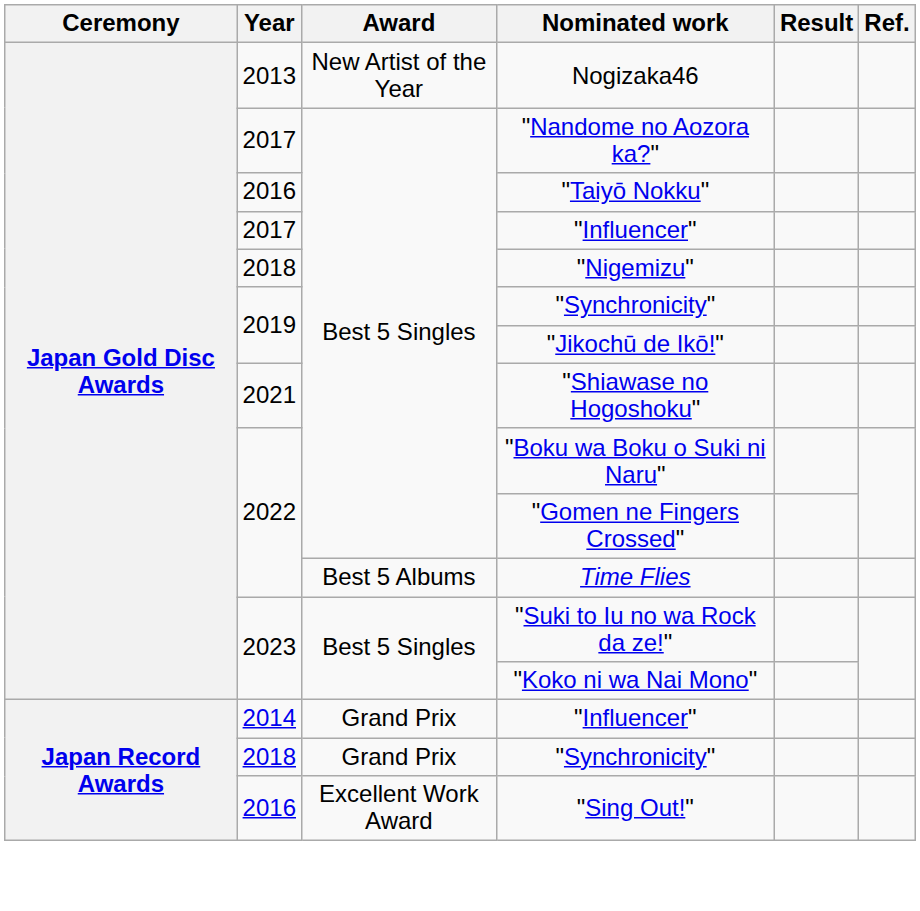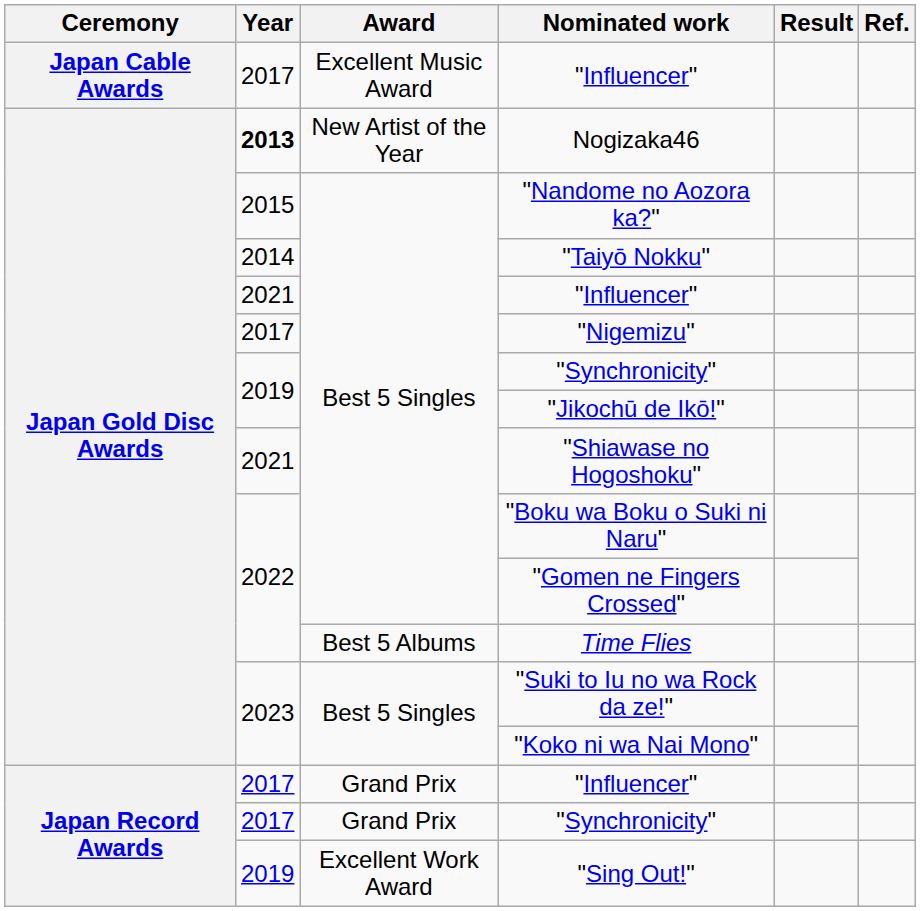+ row: (399, 75)
(269, 75) normal -> (268, 140) bold
(269, 140) 2017 -> (268, 205) 2015
(269, 191) 2016 -> (268, 256) 2014
(269, 229) 2017 -> (268, 294) 2021
(269, 267) 2018 -> (268, 332) 2017
(269, 718) 2014 -> (268, 783) 2017
(269, 756) 2018 -> (268, 821) 2017
(269, 808) 2016 -> (268, 873) 2019
